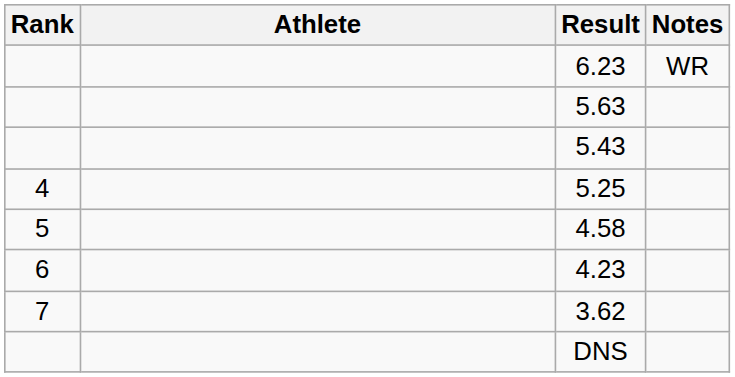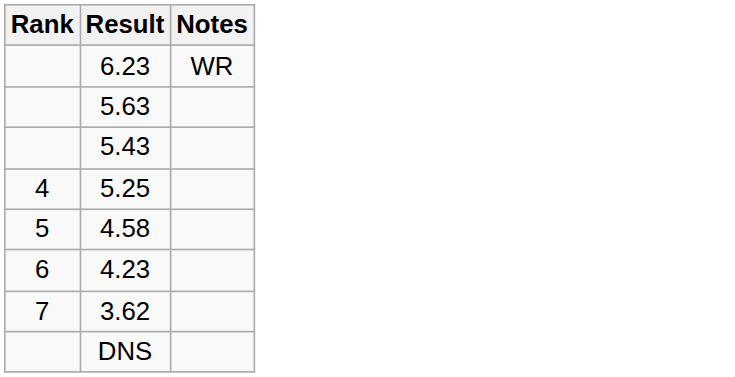- column: (317, 24)
